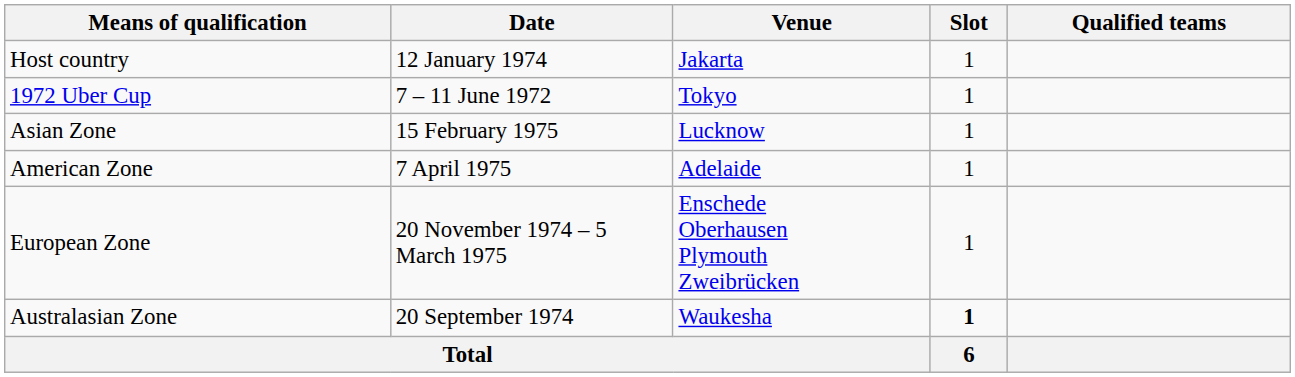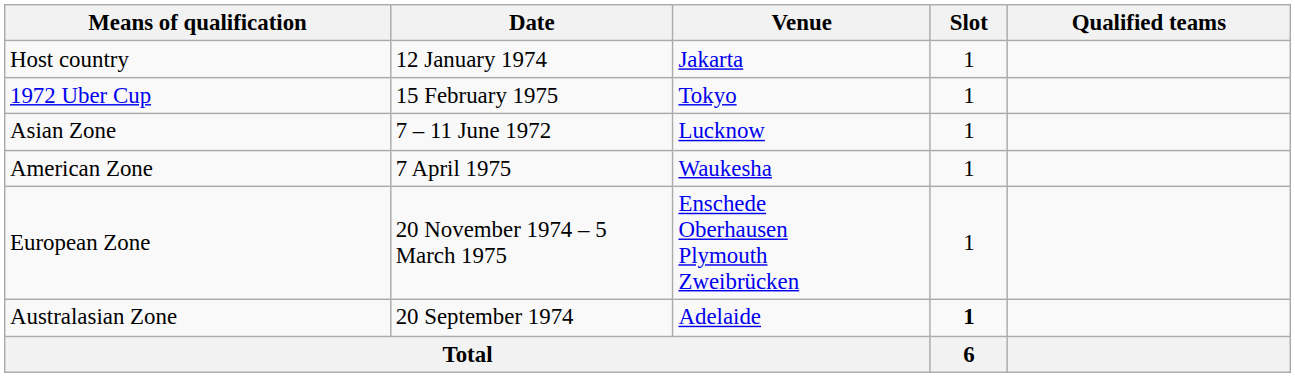(473, 95) 7 – 11 June 1972 -> (477, 95) 15 February 1975
(477, 131) 15 February 1975 -> (473, 131) 7 – 11 June 1972
(720, 167) Adelaide -> (725, 167) Waukesha
(725, 317) Waukesha -> (720, 317) Adelaide
